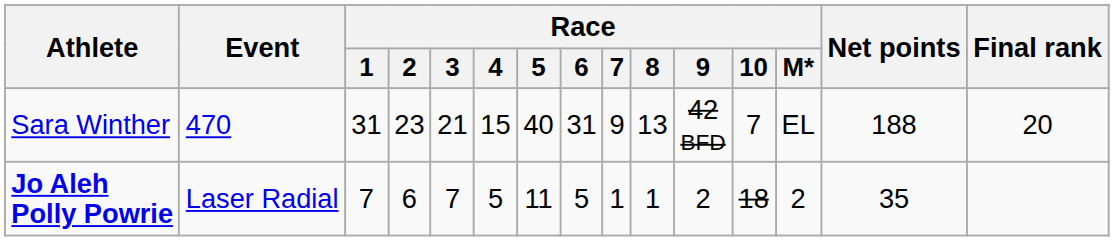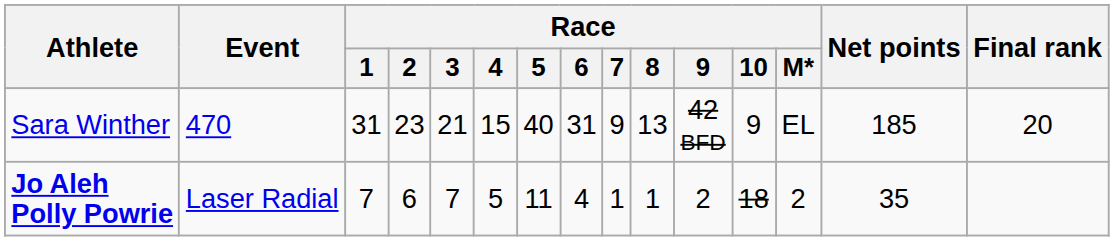(754, 126) 7 -> (754, 126) 9
(894, 126) 188 -> (894, 126) 185
(582, 199) 5 -> (582, 199) 4
